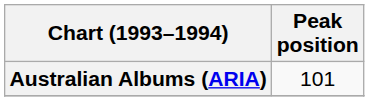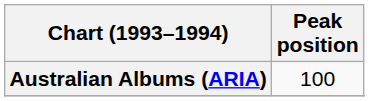(318, 78) 101 -> (318, 78) 100
